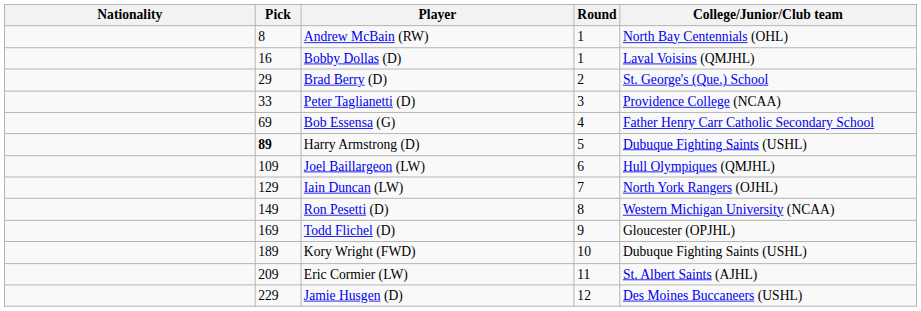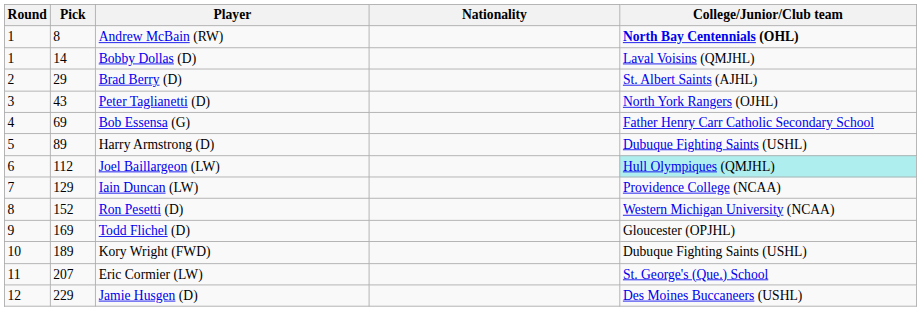columns swapped: (597, 15) <-> (130, 15)
(705, 36) normal -> (711, 36) bold
(265, 58) 16 -> (60, 58) 14
(696, 79) St. George's (Que.) School -> (690, 79) St. Albert Saints (AJHL)
(265, 101) 33 -> (60, 101) 43
(702, 101) Providence College (NCAA) -> (700, 101) North York Rangers (OJHL)
(265, 144) bold -> (60, 144) normal
(268, 166) 109 -> (63, 166) 112
(699, 166) no background -> (699, 166) paleturquoise background
(700, 187) North York Rangers (OJHL) -> (702, 187) Providence College (NCAA)
(268, 209) 149 -> (63, 209) 152
(268, 274) 209 -> (63, 274) 207
(690, 274) St. Albert Saints (AJHL) -> (696, 274) St. George's (Que.) School
